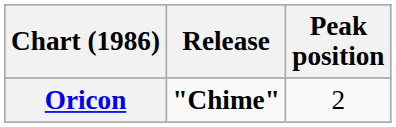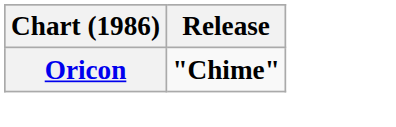- column: (338, 41)
